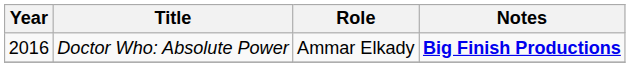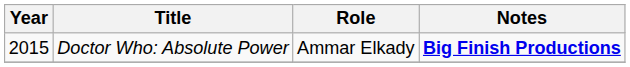(29, 47) 2016 -> (29, 47) 2015
